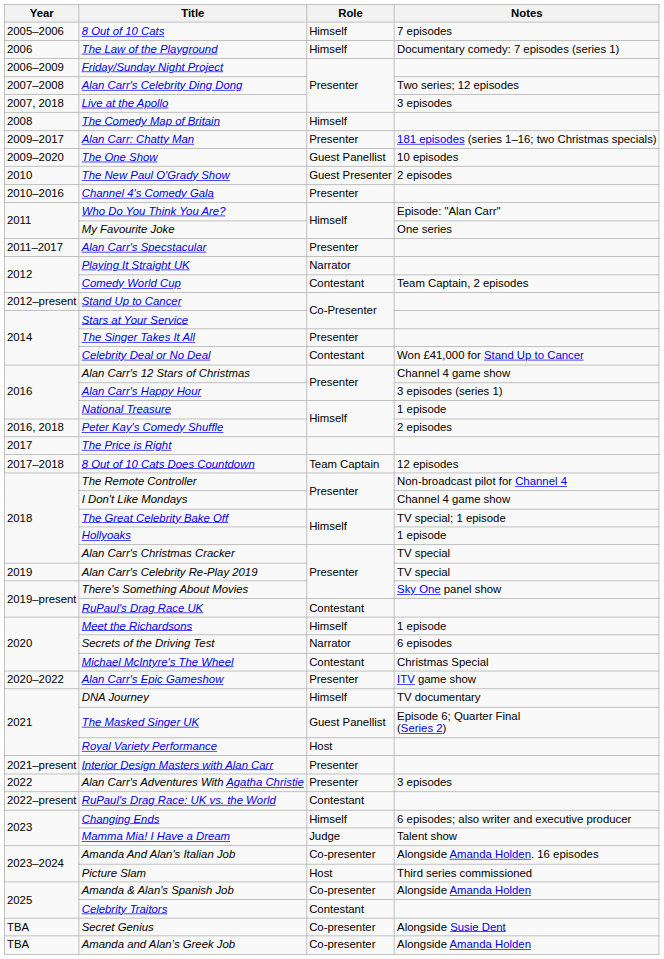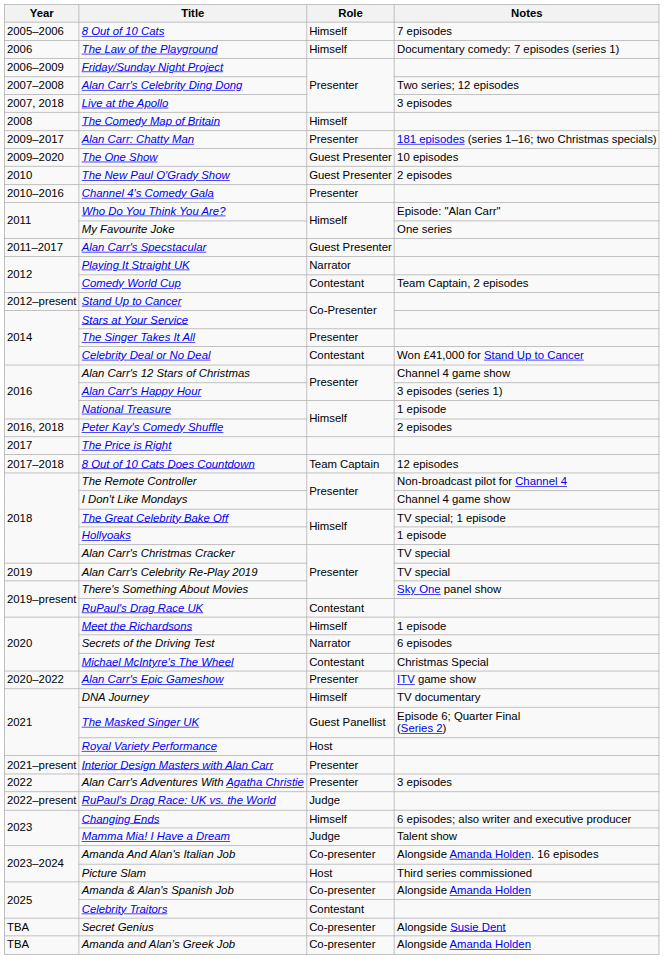(347, 157) Guest Panellist -> (350, 157) Guest Presenter
(334, 247) Presenter -> (350, 247) Guest Presenter
(337, 800) Contestant -> (325, 800) Judge
